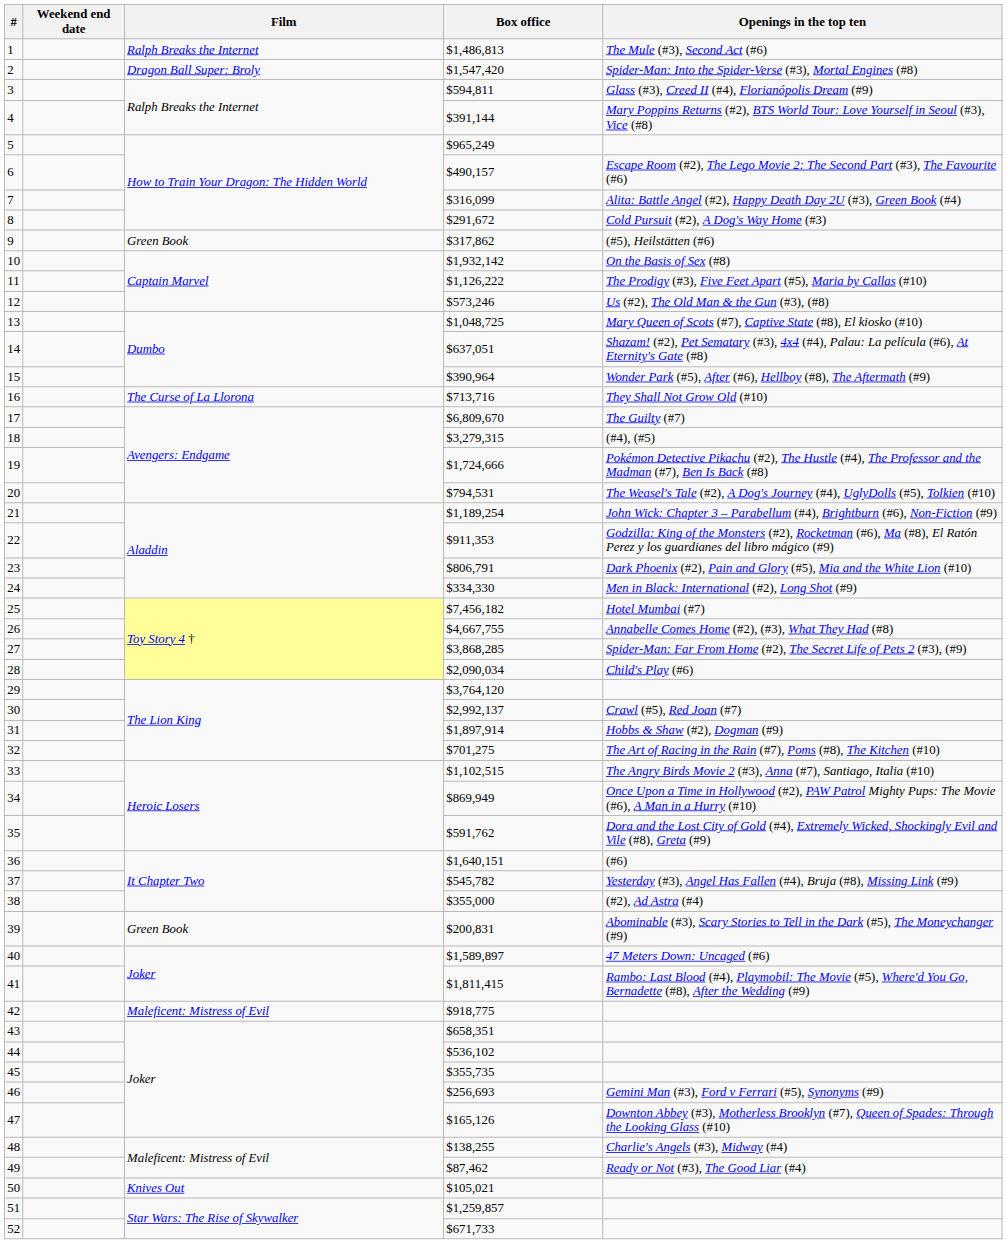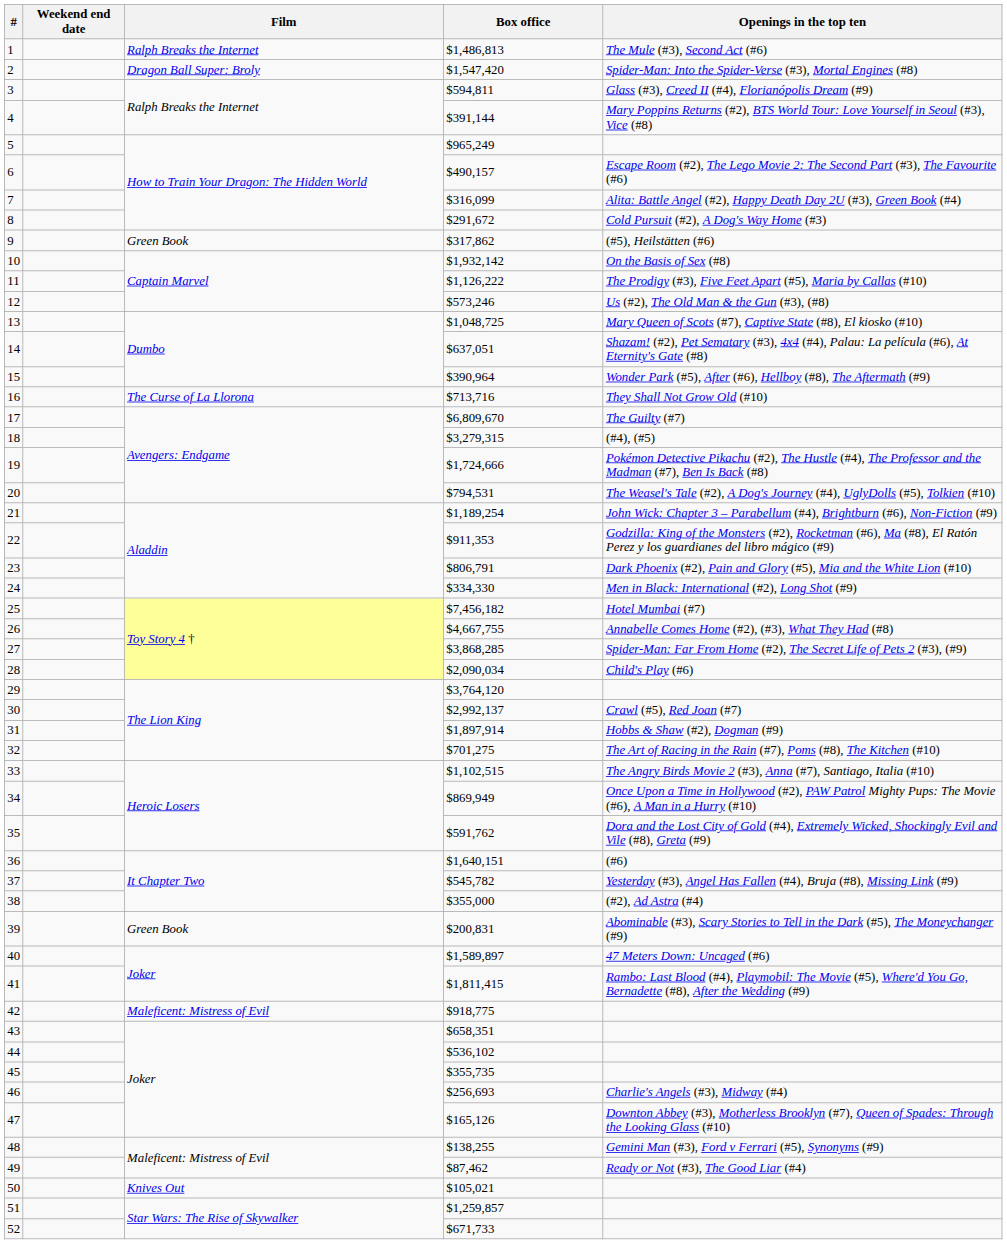(745, 1092) Gemini Man (#3), Ford v Ferrari (#5), Synonyms (#9) -> (697, 1092) Charlie's Angels (#3), Midway (#4)
(697, 1147) Charlie's Angels (#3), Midway (#4) -> (745, 1147) Gemini Man (#3), Ford v Ferrari (#5), Synonyms (#9)
